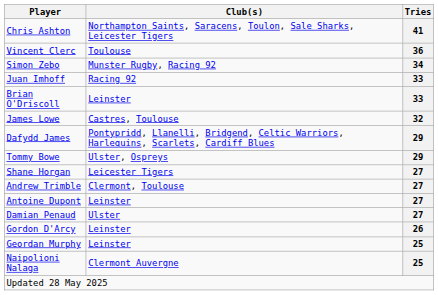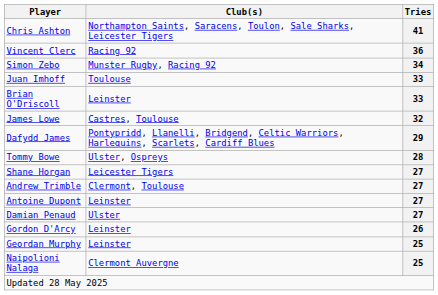(109, 51) Toulouse -> (112, 51) Racing 92
(112, 79) Racing 92 -> (109, 79) Toulouse
(418, 157) 29 -> (418, 157) 28
